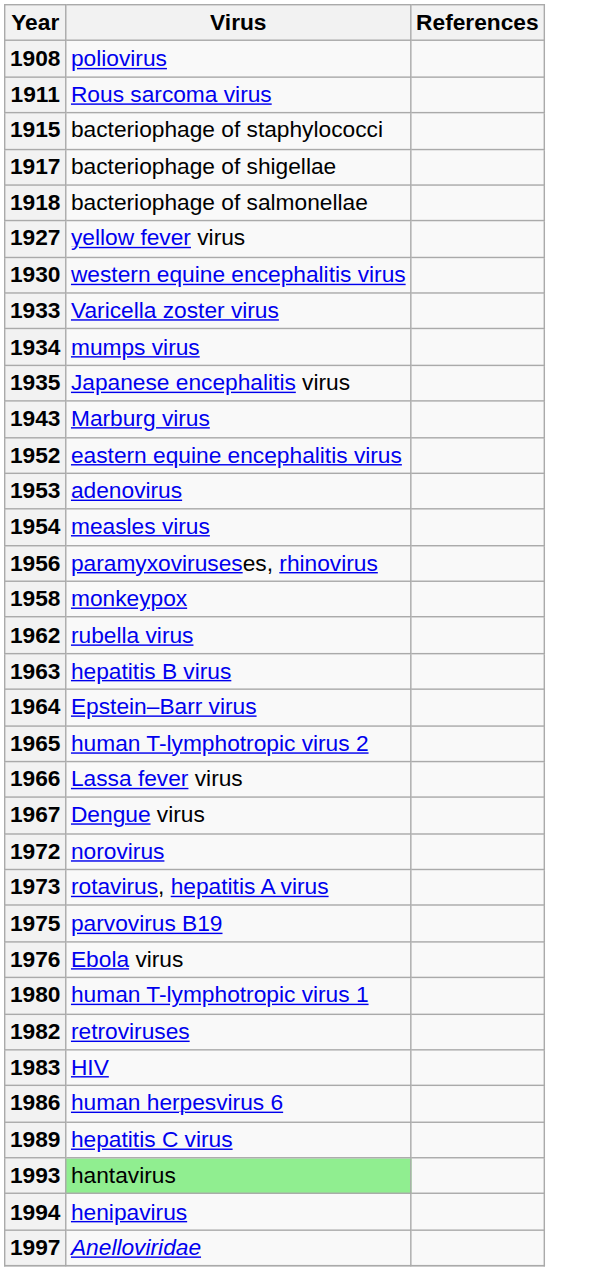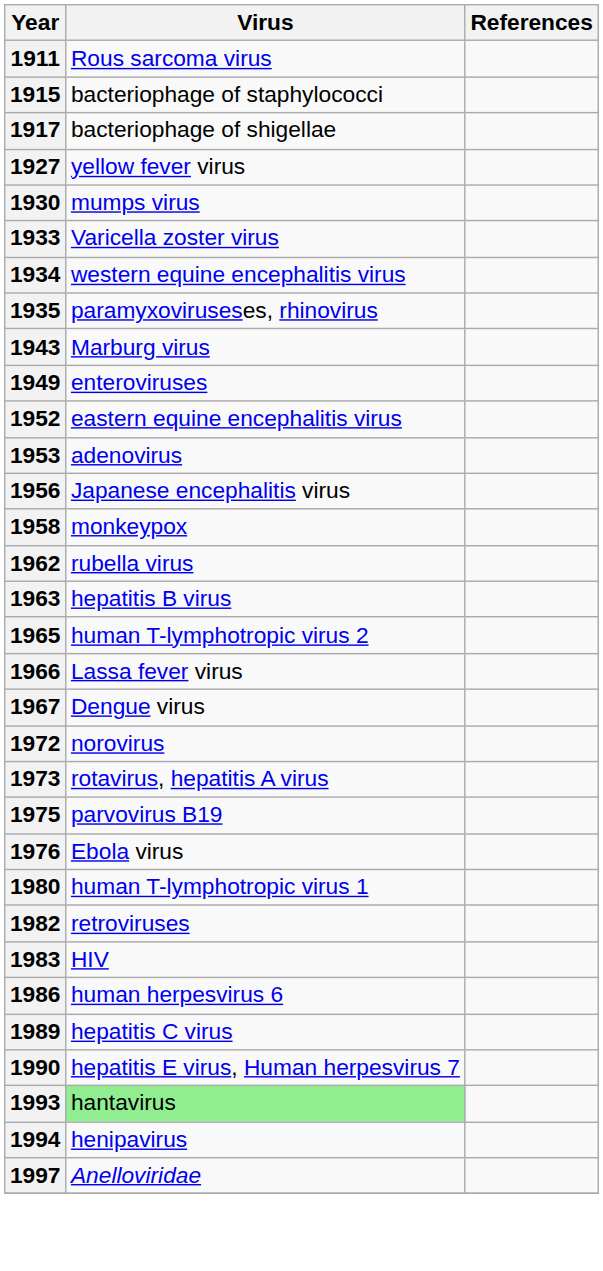- row: (35, 58)
- row: (35, 202)
(238, 274) western equine encephalitis virus -> (135, 202) mumps virus
(135, 346) mumps virus -> (238, 274) western equine encephalitis virus
(211, 382) Japanese encephalitis virus -> (224, 310) paramyxoviruseses, rhinovirus
+ row: (35, 382)
- row: (35, 526)
(224, 563) paramyxoviruseses, rhinovirus -> (211, 490) Japanese encephalitis virus
- row: (35, 707)
+ row: (35, 1067)
